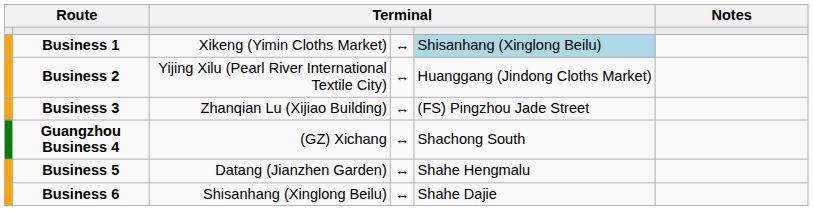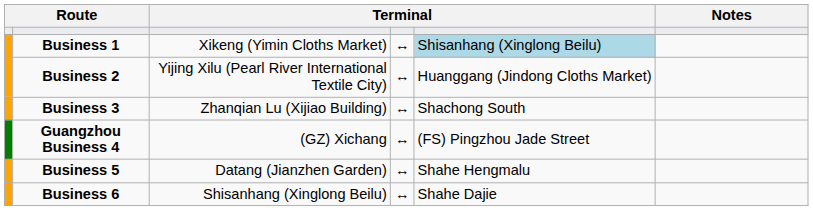(503, 108) (FS) Pingzhou Jade Street -> (471, 108) Shachong South
(471, 139) Shachong South -> (503, 139) (FS) Pingzhou Jade Street
